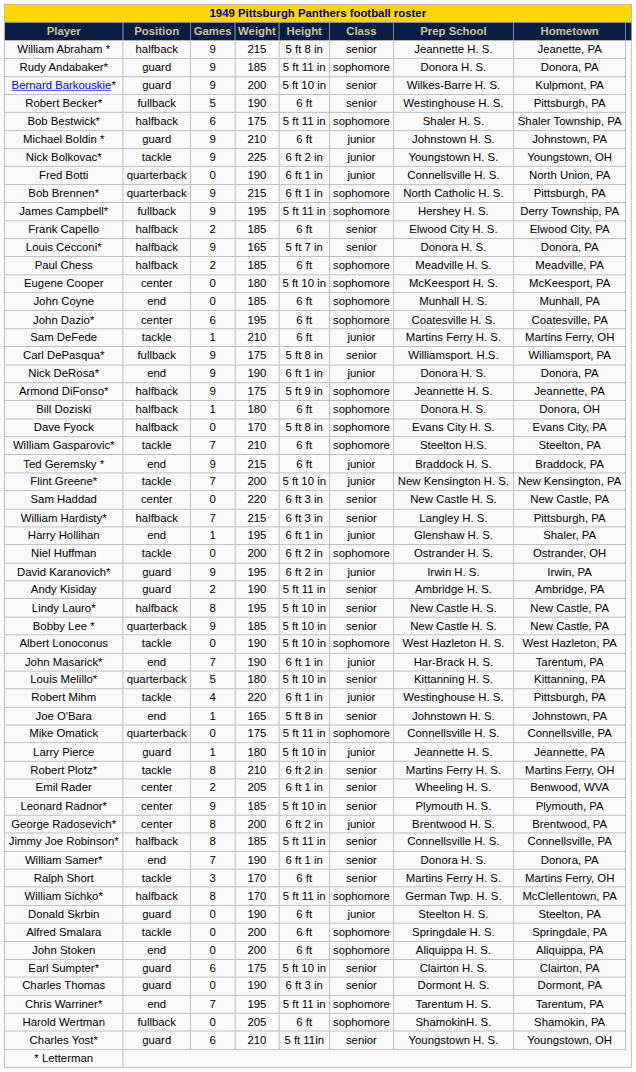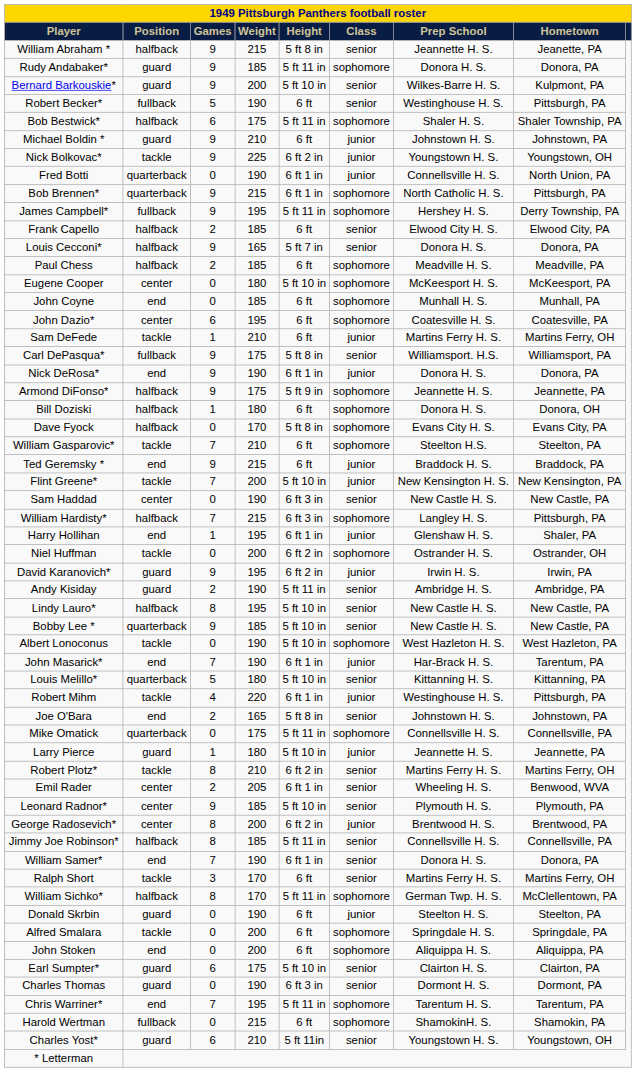(257, 499) 220 -> (257, 499) 190
(361, 517) senior -> (361, 517) sophomore
(213, 716) 1 -> (213, 716) 2
(257, 1022) 205 -> (257, 1022) 215
